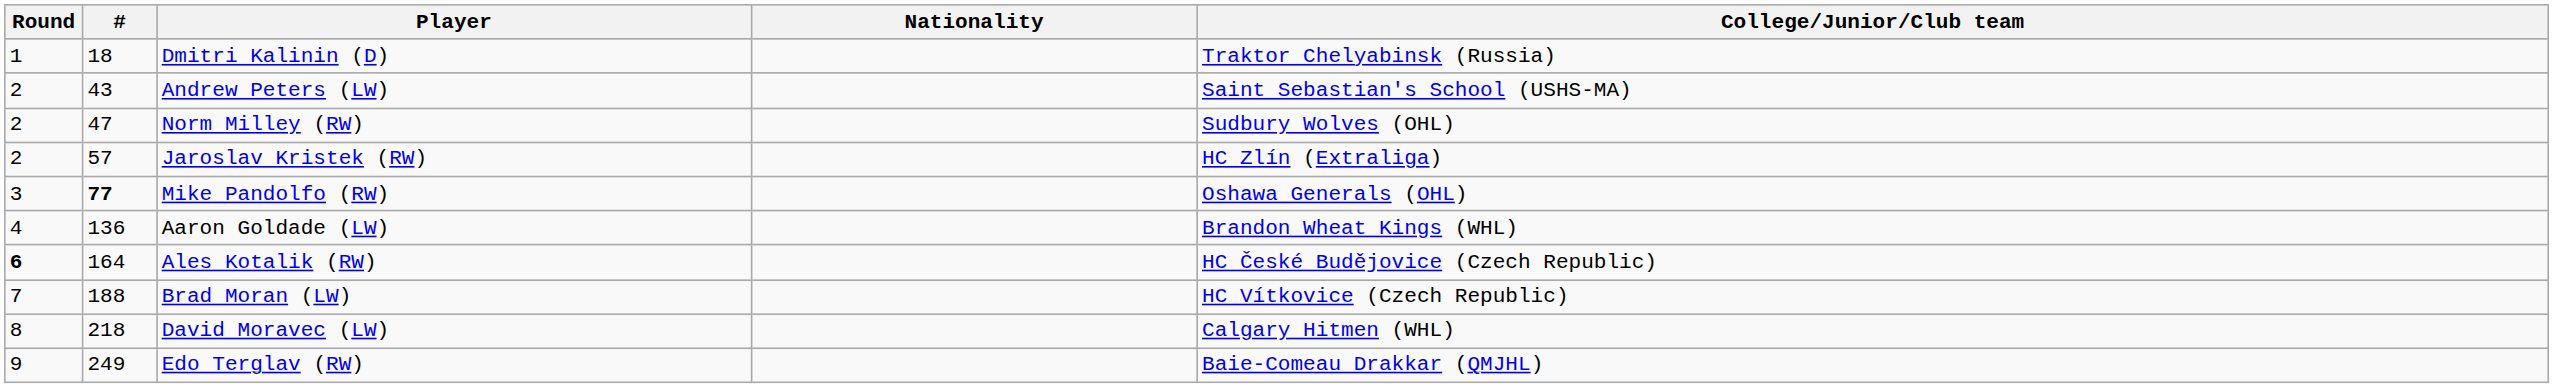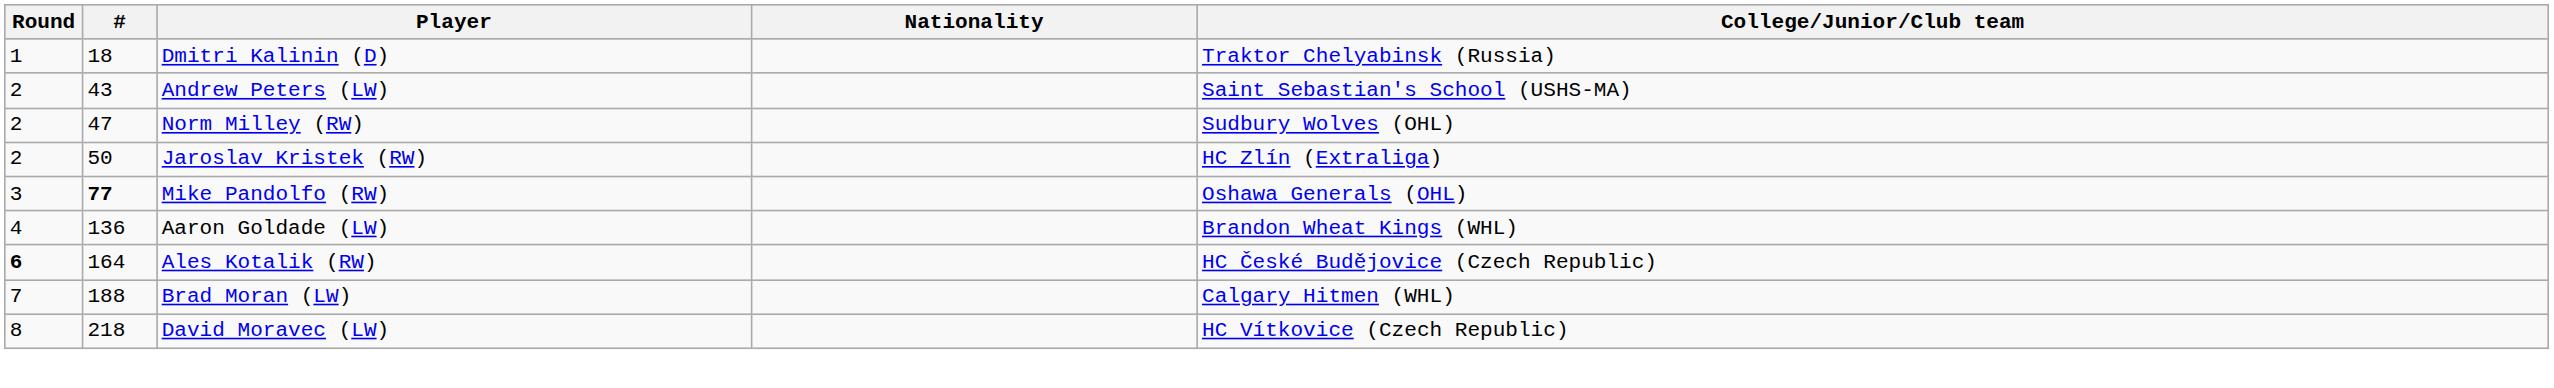(100, 159) 57 -> (100, 159) 50
(1385, 297) HC Vítkovice (Czech Republic) -> (1328, 297) Calgary Hitmen (WHL)
(1328, 331) Calgary Hitmen (WHL) -> (1385, 331) HC Vítkovice (Czech Republic)
- row: (263, 365)
